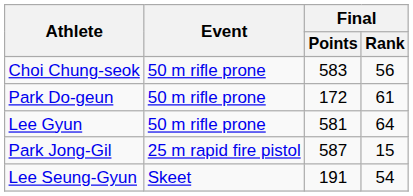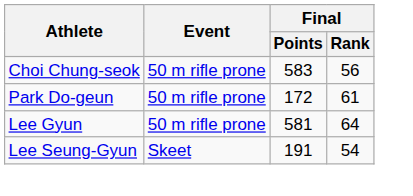- row: (60, 151)
